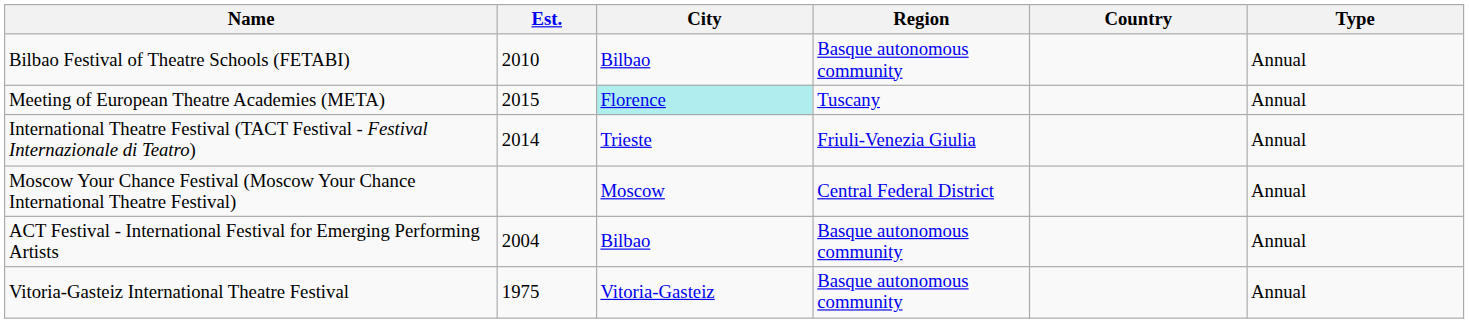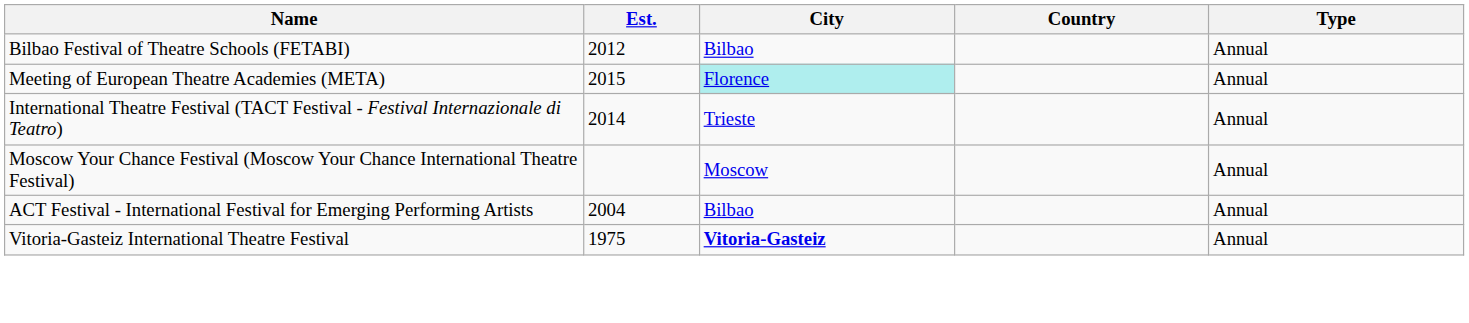- column: (921, 19)
(521, 59) 2010 -> (607, 49) 2012
(658, 292) normal -> (765, 239) bold
